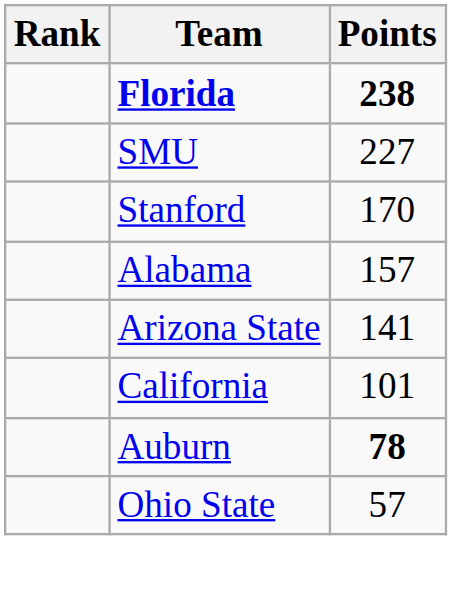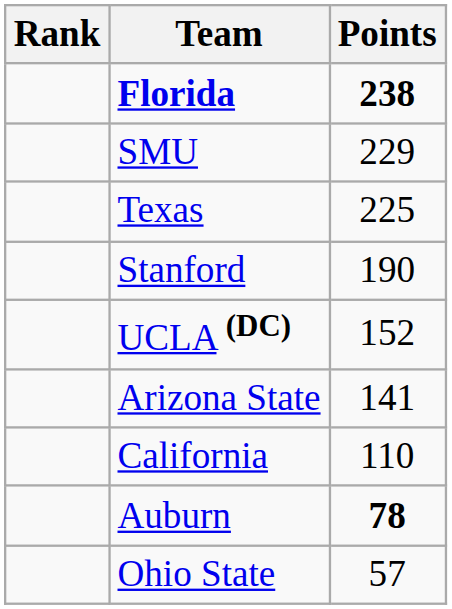(387, 151) 227 -> (387, 151) 229
+ row: (161, 210)
(387, 210) 170 -> (387, 269) 190
- row: (184, 269)
+ row: (204, 333)
(387, 387) 101 -> (387, 456) 110
